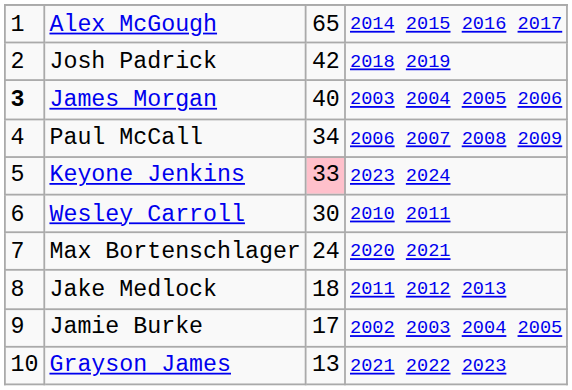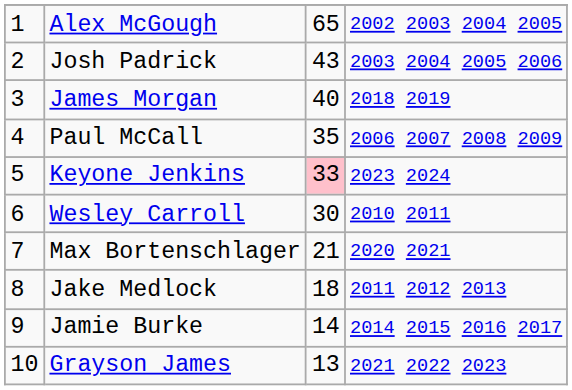(456, 24) 2014 2015 2016 2017 -> (456, 24) 2002 2003 2004 2005
(326, 62) 42 -> (326, 62) 43
(400, 62) 2018 2019 -> (456, 62) 2003 2004 2005 2006
(17, 100) bold -> (17, 100) normal
(456, 100) 2003 2004 2005 2006 -> (400, 100) 2018 2019
(326, 138) 34 -> (326, 138) 35
(326, 251) 24 -> (326, 251) 21
(326, 327) 17 -> (326, 327) 14
(456, 327) 2002 2003 2004 2005 -> (456, 327) 2014 2015 2016 2017
